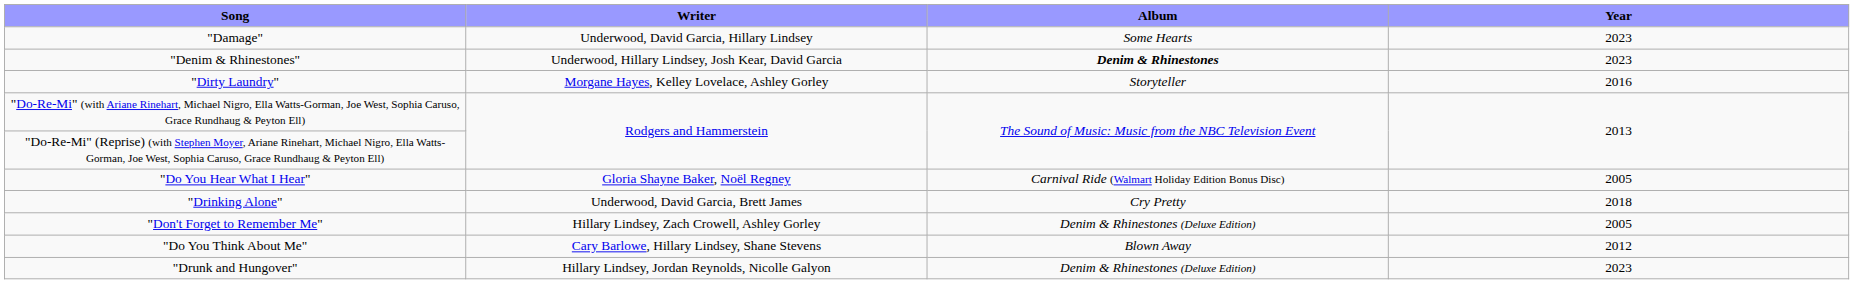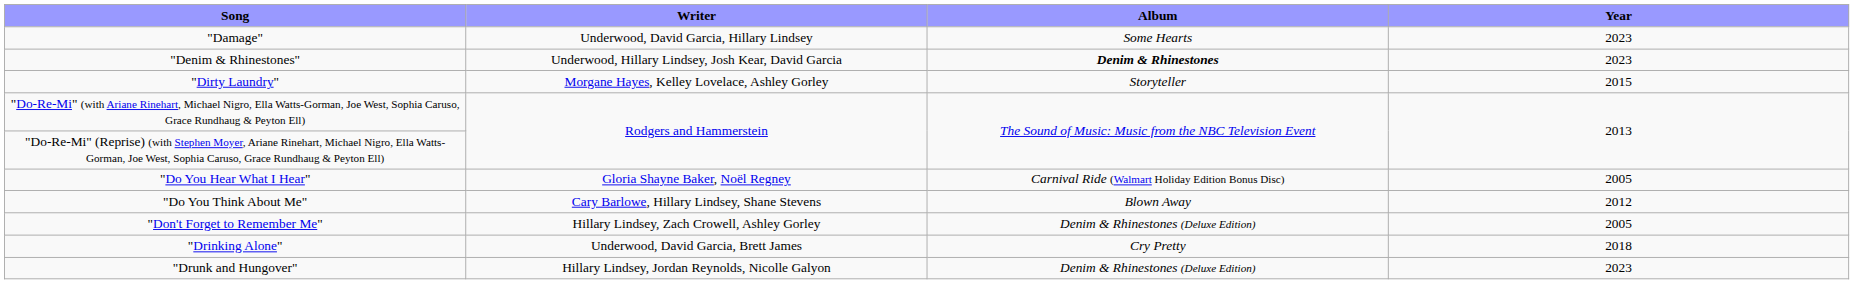(1619, 81) 2016 -> (1619, 81) 2015
rows swapped: (235, 245) <-> (235, 201)
